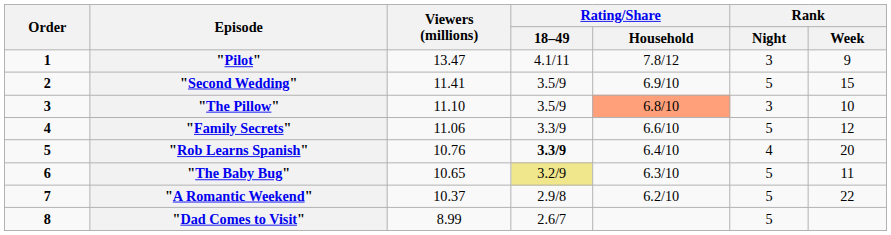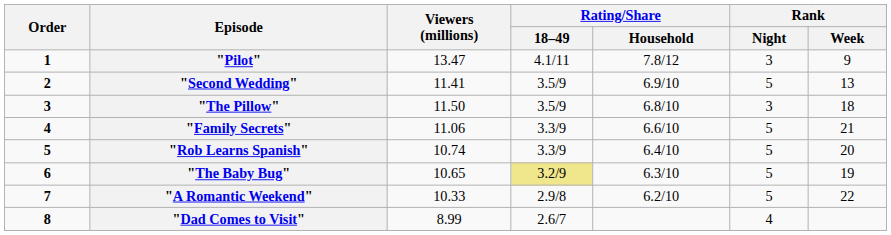(847, 83) 15 -> (847, 83) 13
(449, 106) 11.10 -> (449, 106) 11.50
(661, 106) lightsalmon background -> (661, 106) no background
(847, 106) 10 -> (847, 106) 18
(847, 128) 12 -> (847, 128) 21
(449, 151) 10.76 -> (449, 151) 10.74
(552, 151) bold -> (552, 151) normal
(769, 151) 4 -> (769, 151) 5
(847, 173) 11 -> (847, 173) 19
(449, 196) 10.37 -> (449, 196) 10.33
(769, 219) 5 -> (769, 219) 4
